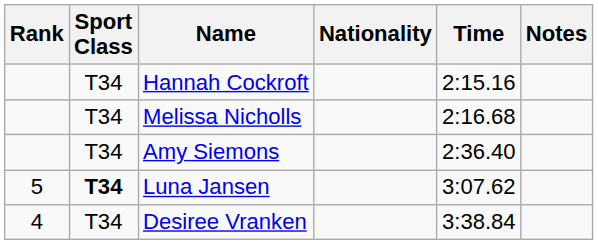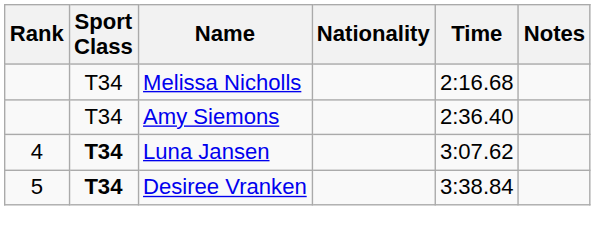- row: (226, 81)
(37, 186) 5 -> (37, 151) 4
(37, 221) 4 -> (37, 186) 5
(103, 221) normal -> (103, 186) bold
